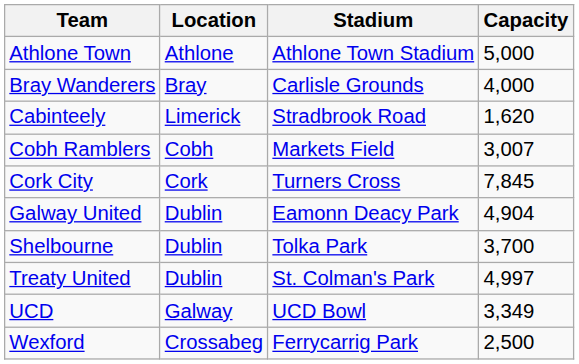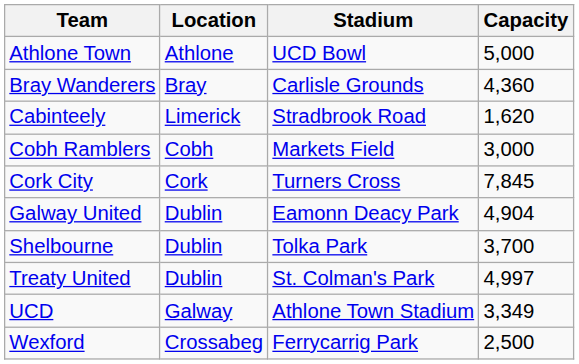(373, 52) Athlone Town Stadium -> (319, 52) UCD Bowl
(509, 85) 4,000 -> (509, 85) 4,360
(509, 149) 3,007 -> (509, 149) 3,000
(319, 310) UCD Bowl -> (373, 310) Athlone Town Stadium
